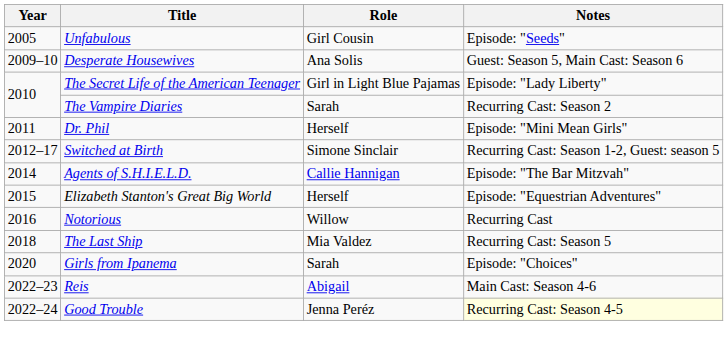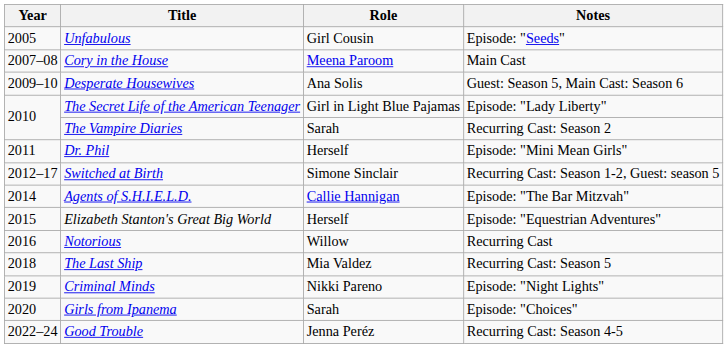+ row: (116, 60)
+ row: (109, 286)
- row: (76, 286)
(545, 309) lightyellow background -> (545, 331) no background
